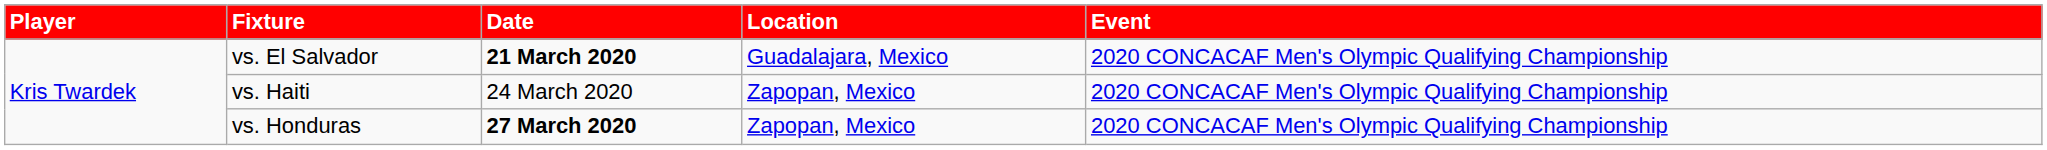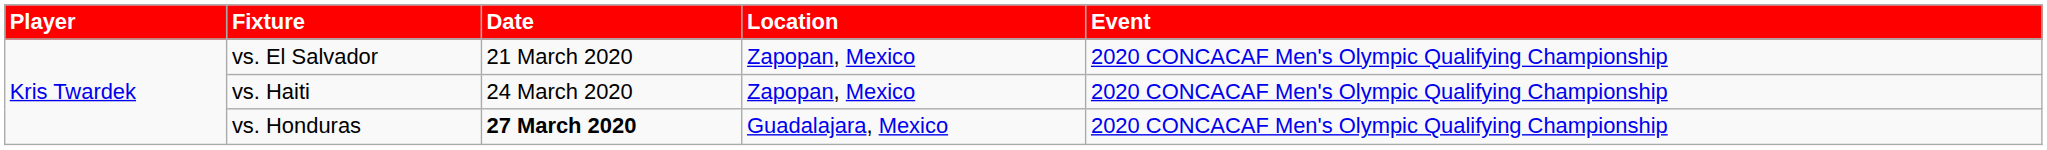(561, 56) bold -> (560, 56) normal
(848, 56) Guadalajara, Mexico -> (831, 56) Zapopan, Mexico
(831, 126) Zapopan, Mexico -> (848, 126) Guadalajara, Mexico
